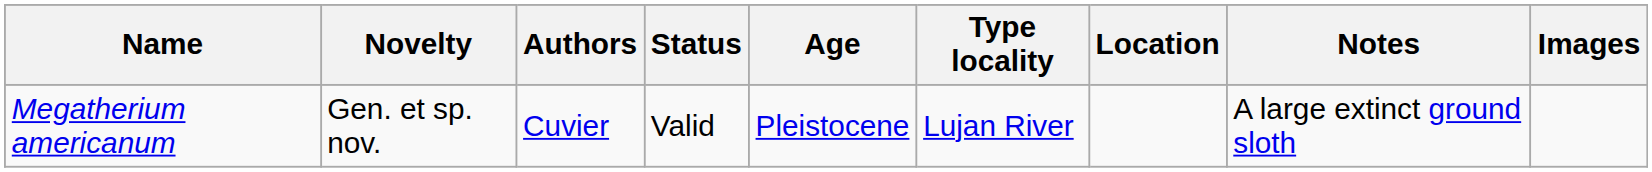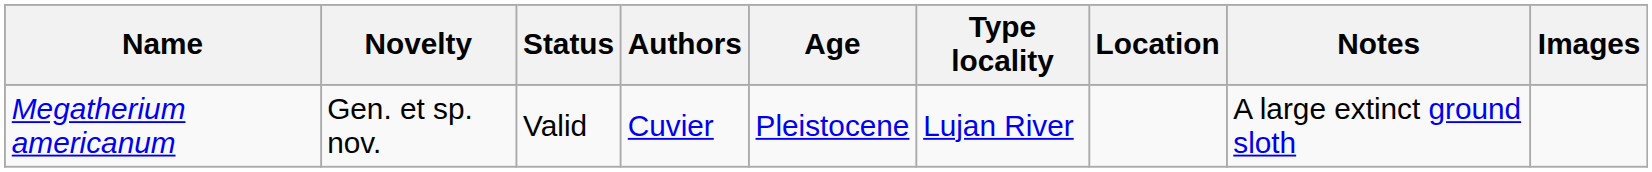columns swapped: (696, 44) <-> (580, 44)
